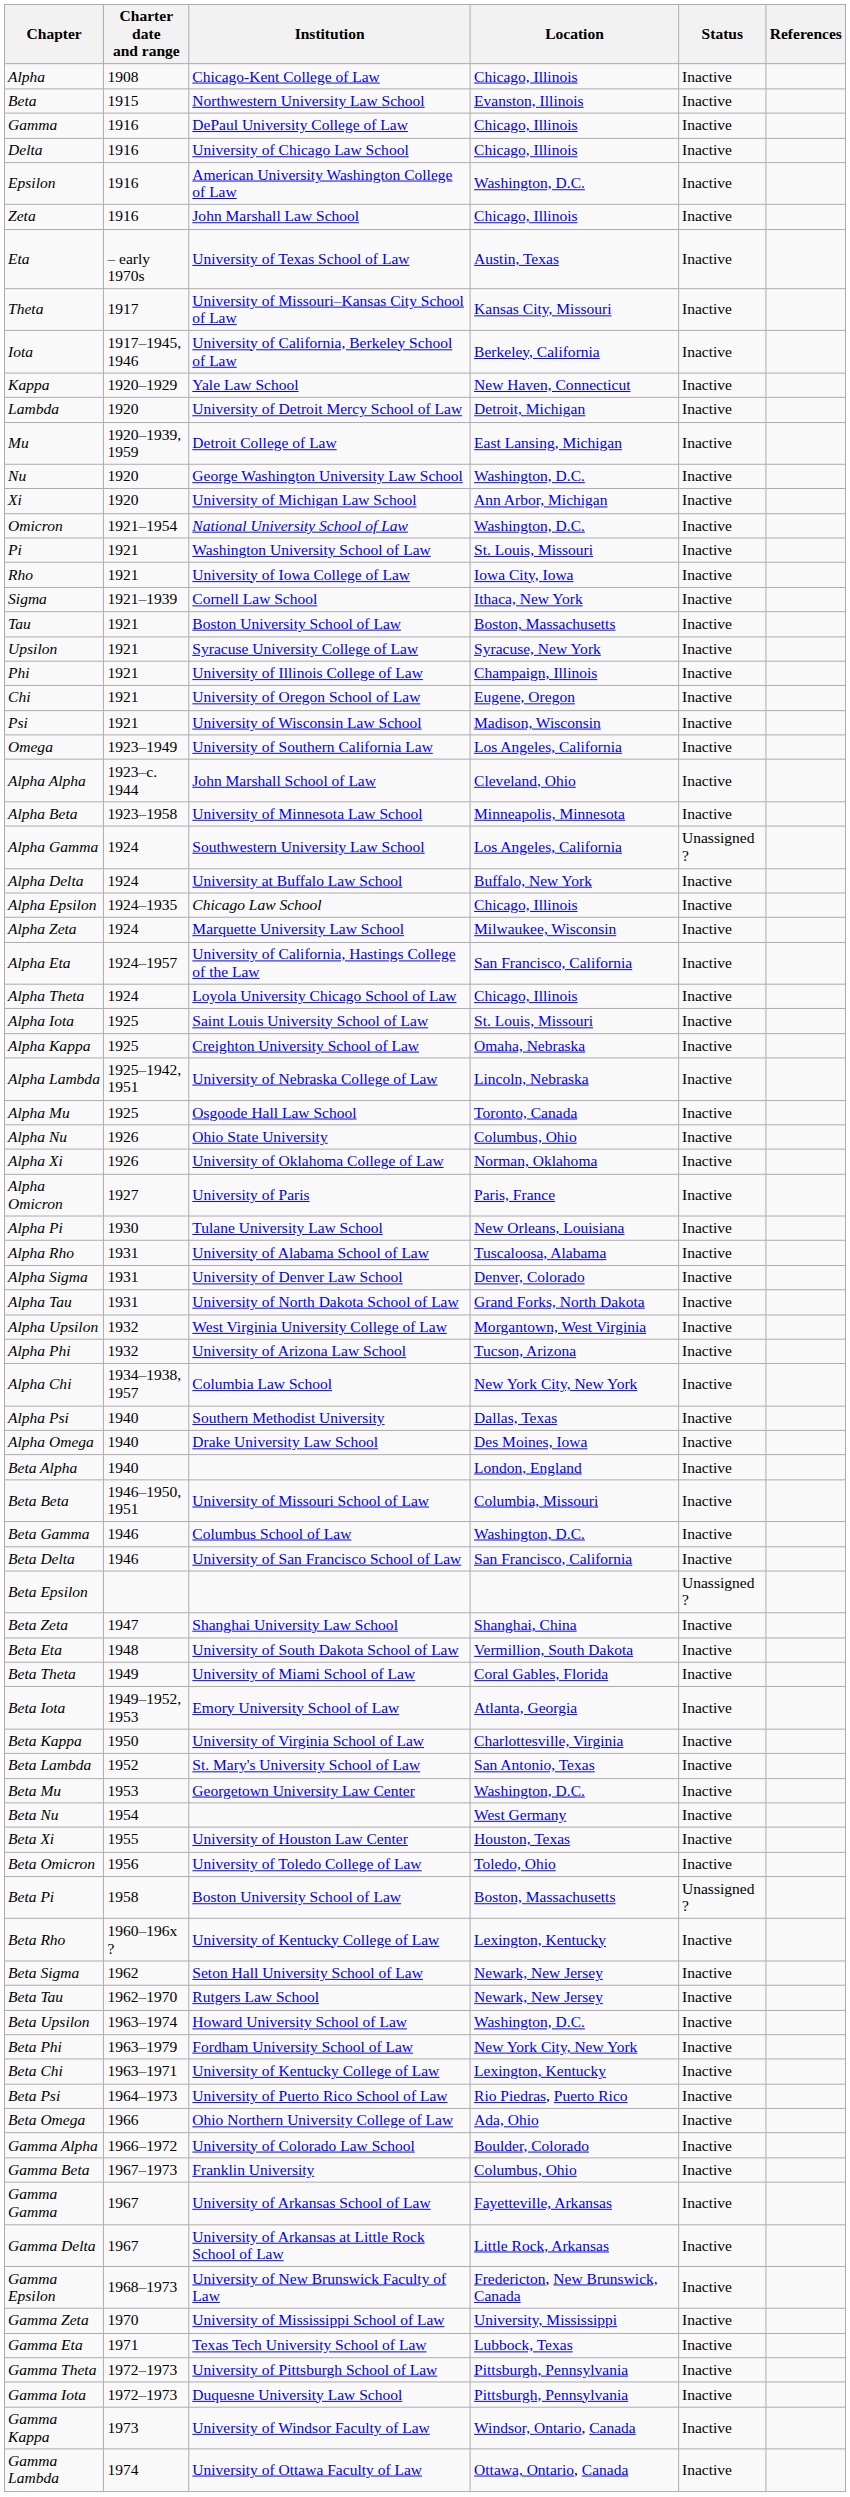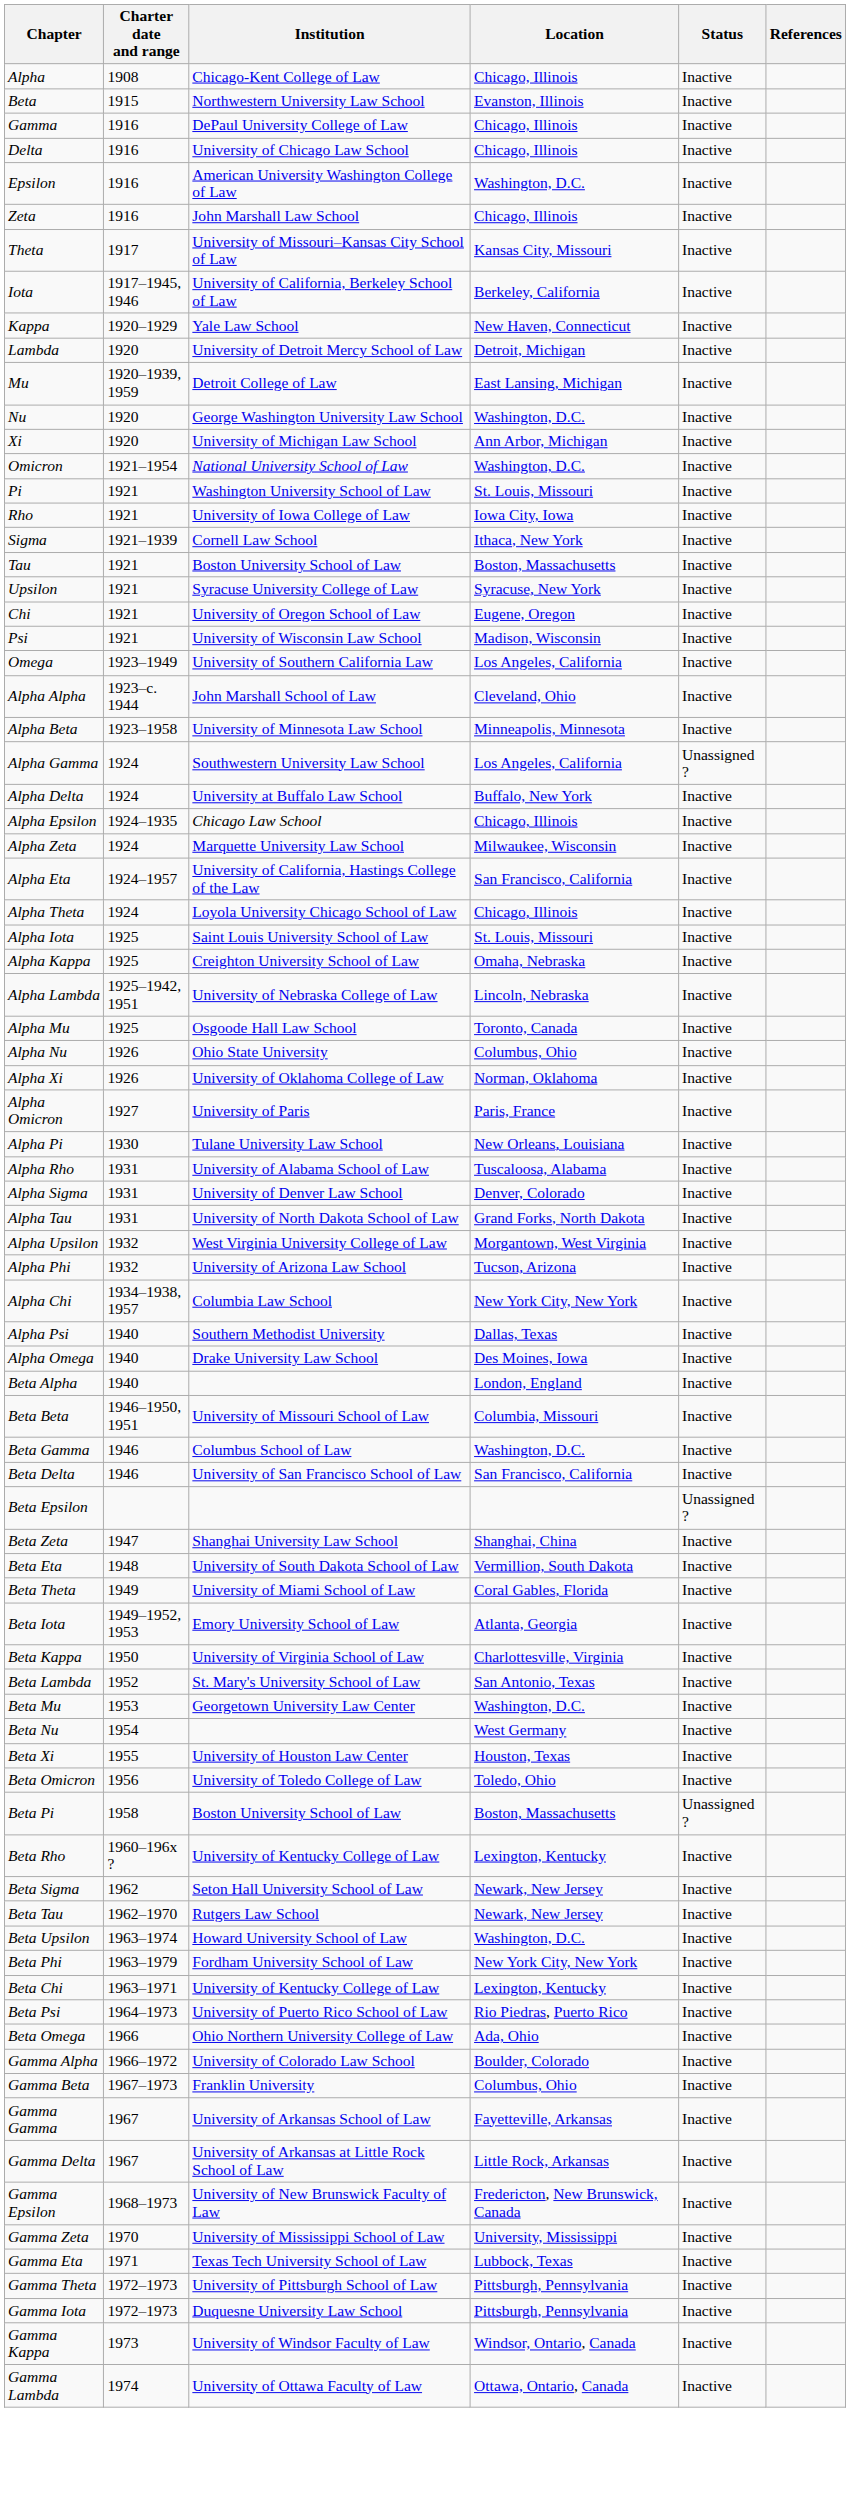- row: (19, 258)
- row: (19, 673)
